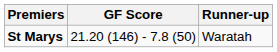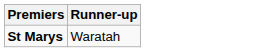- column: (133, 15)
